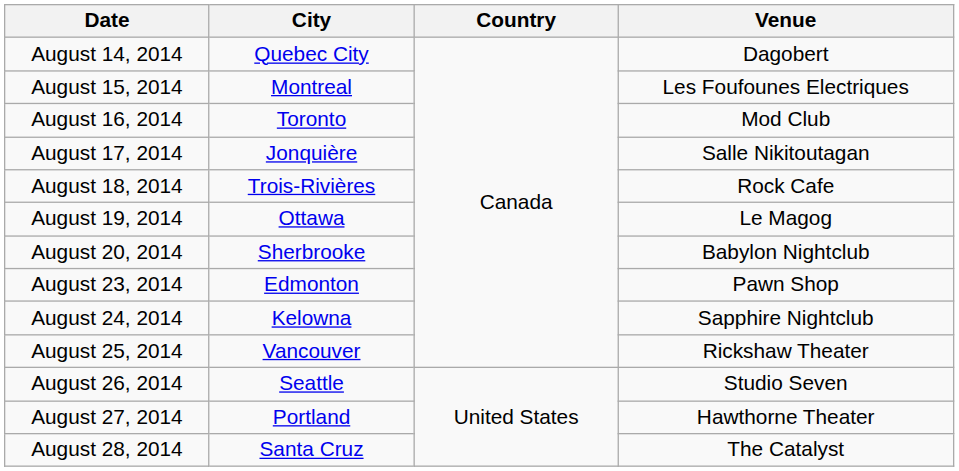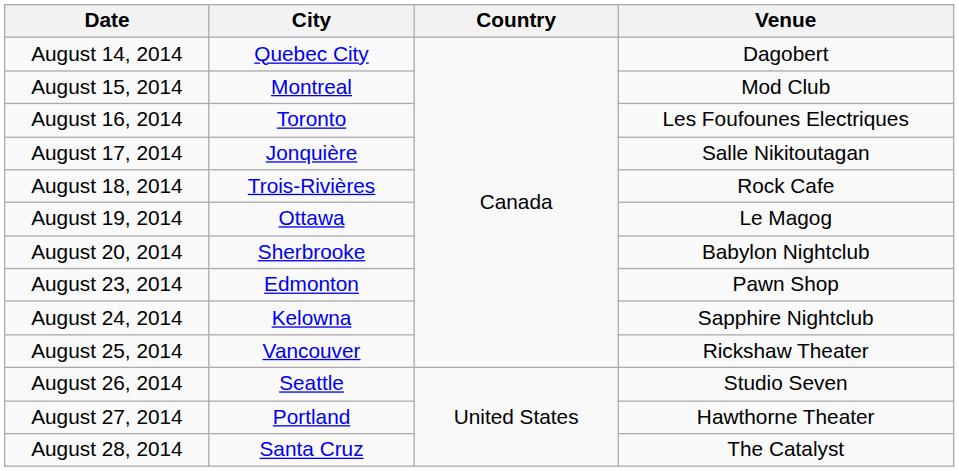(786, 86) Les Foufounes Electriques -> (786, 86) Mod Club
(786, 119) Mod Club -> (786, 119) Les Foufounes Electriques
